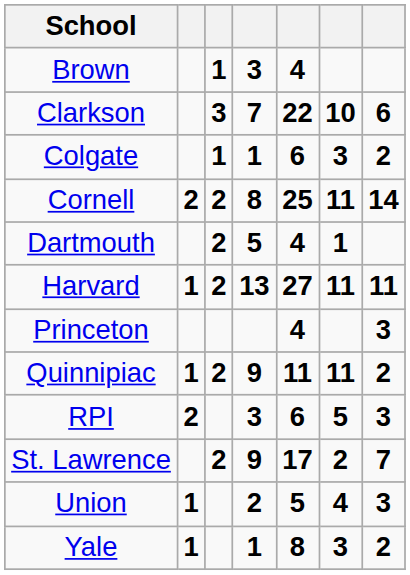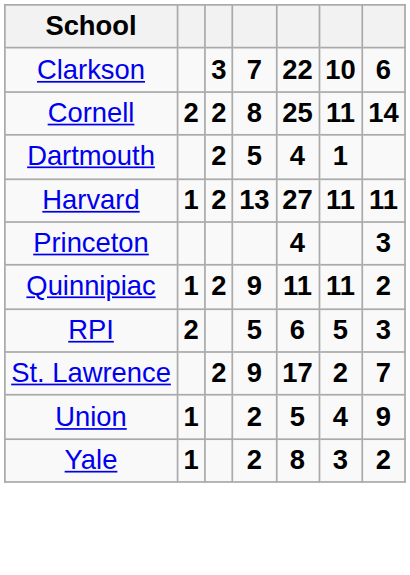- row: (91, 69)
- row: (91, 156)
(254, 416) 3 -> (254, 329) 5
(383, 503) 3 -> (383, 416) 9
(254, 546) 1 -> (254, 460) 2
